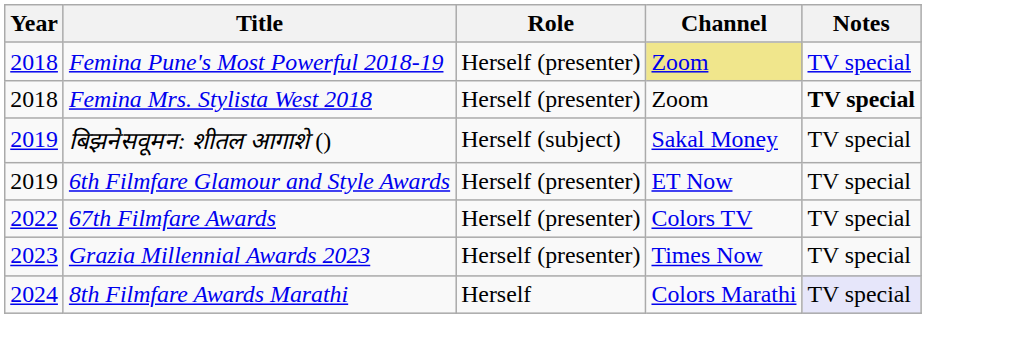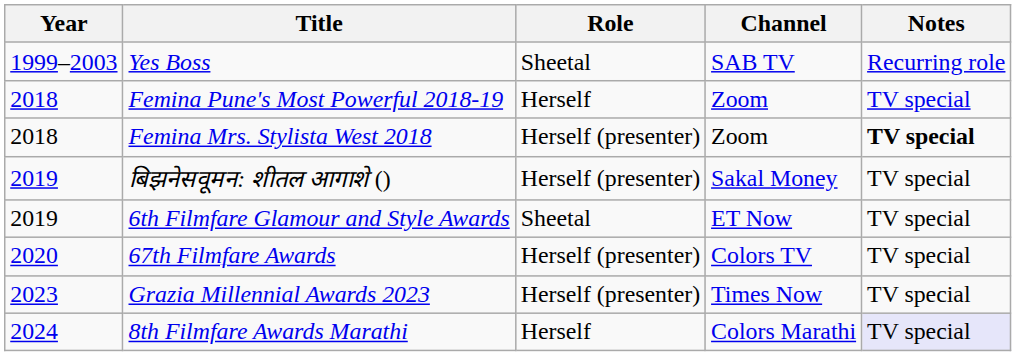+ row: (169, 61)
(551, 61) Herself (presenter) -> (556, 99) Herself
(680, 61) khaki background -> (740, 99) no background
(541, 139) Herself (subject) -> (610, 177) Herself (presenter)
(551, 180) Herself (presenter) -> (556, 218) Sheetal
(34, 218) 2022 -> (34, 256) 2020
